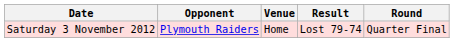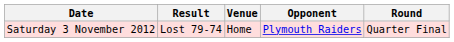columns swapped: (210, 13) <-> (331, 13)
